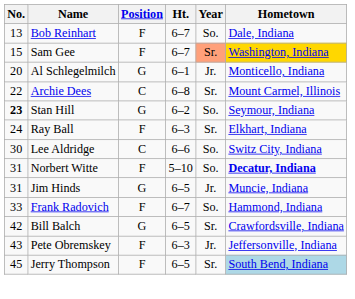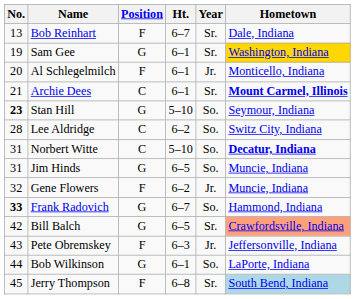(211, 33) So. -> (211, 33) Sr.
(16, 52) 15 -> (16, 52) 19
(142, 52) F -> (142, 52) G
(181, 52) 6–7 -> (181, 52) 6–1
(211, 52) lightsalmon background -> (211, 52) no background
(142, 71) G -> (142, 71) F
(16, 91) 22 -> (16, 91) 21
(181, 91) 6–8 -> (181, 91) 6–1
(284, 91) normal -> (288, 91) bold
(181, 110) 6–2 -> (181, 110) 5–10
- row: (52, 129)
(16, 149) 30 -> (16, 129) 28
(181, 149) 6–6 -> (181, 129) 6–2
(142, 168) F -> (142, 149) C
(211, 187) Jr. -> (211, 168) So.
+ row: (65, 187)
(16, 206) normal -> (16, 206) bold
(142, 206) F -> (142, 206) G
(286, 226) no background -> (286, 226) lightsalmon background
+ row: (67, 264)
(181, 264) 6–5 -> (181, 284) 6–8
